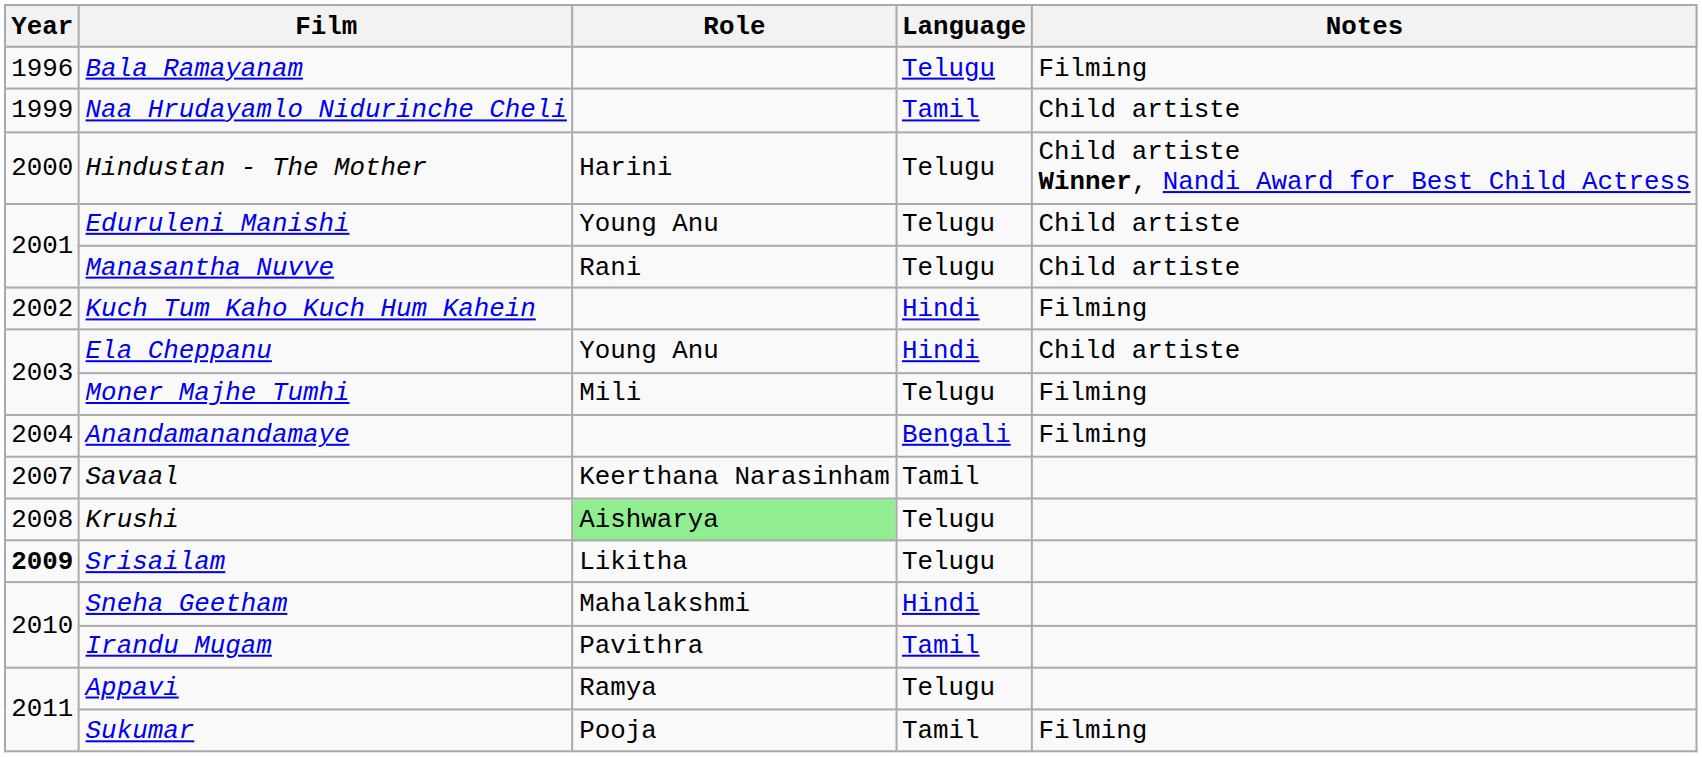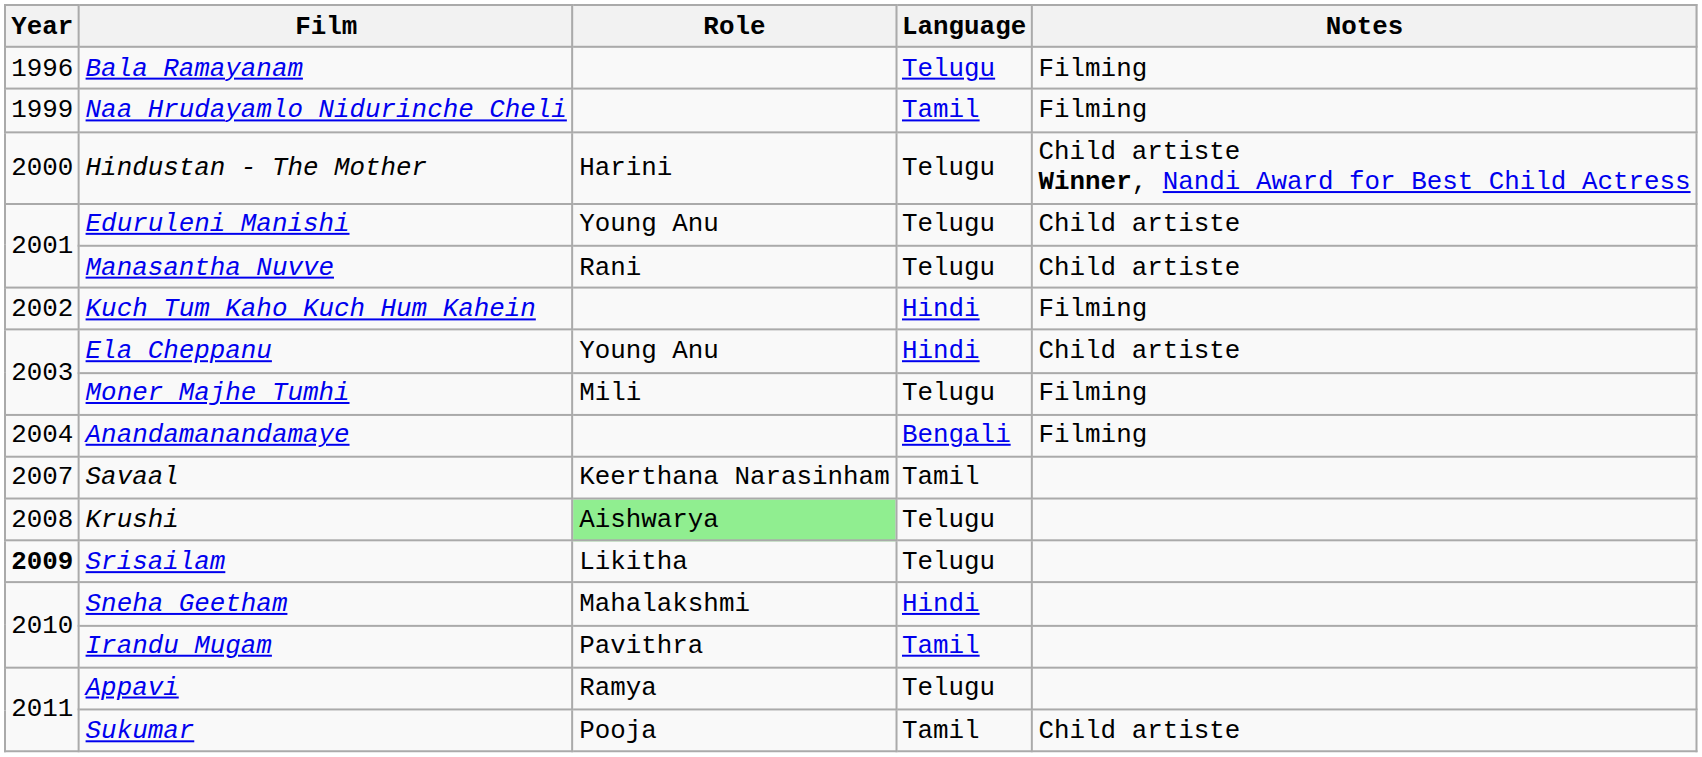(1139, 110) Child artiste -> (1093, 110) Filming
(1093, 731) Filming -> (1139, 731) Child artiste
